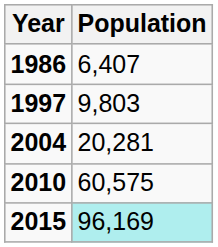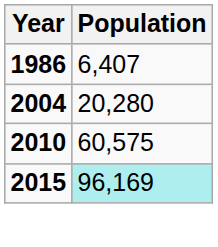- row: (38, 103)
(116, 143) 20,281 -> (116, 103) 20,280
